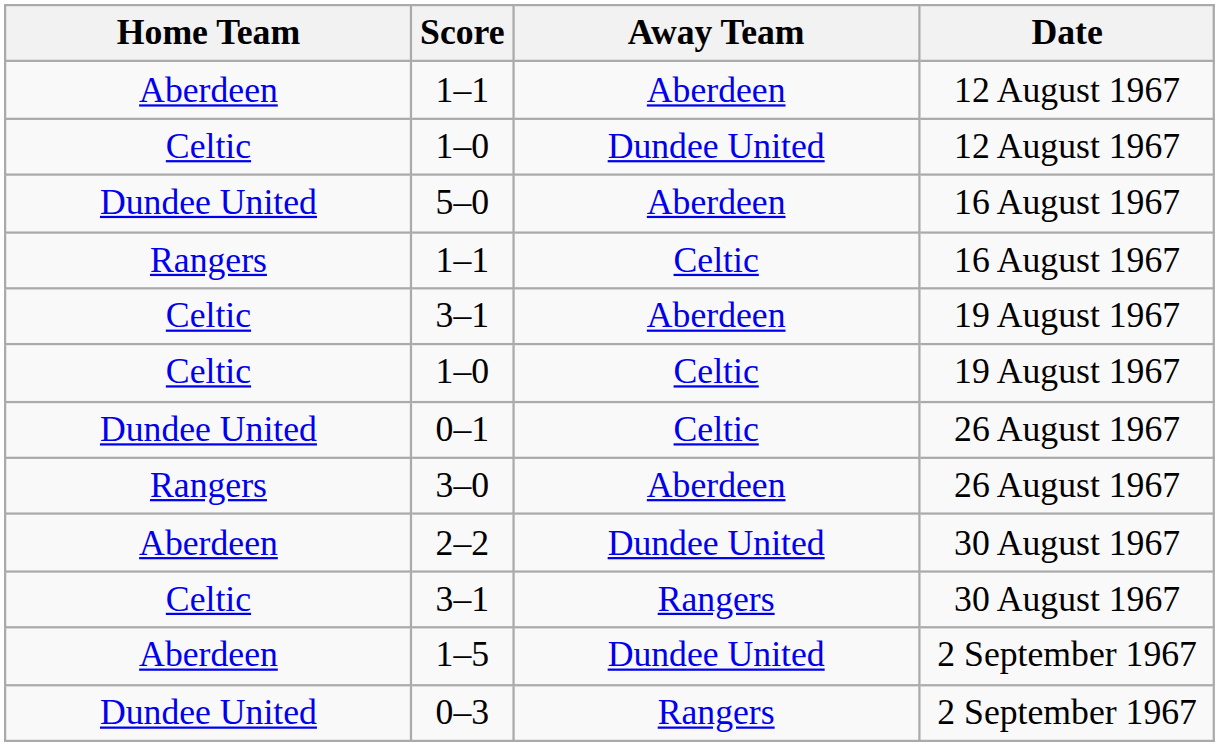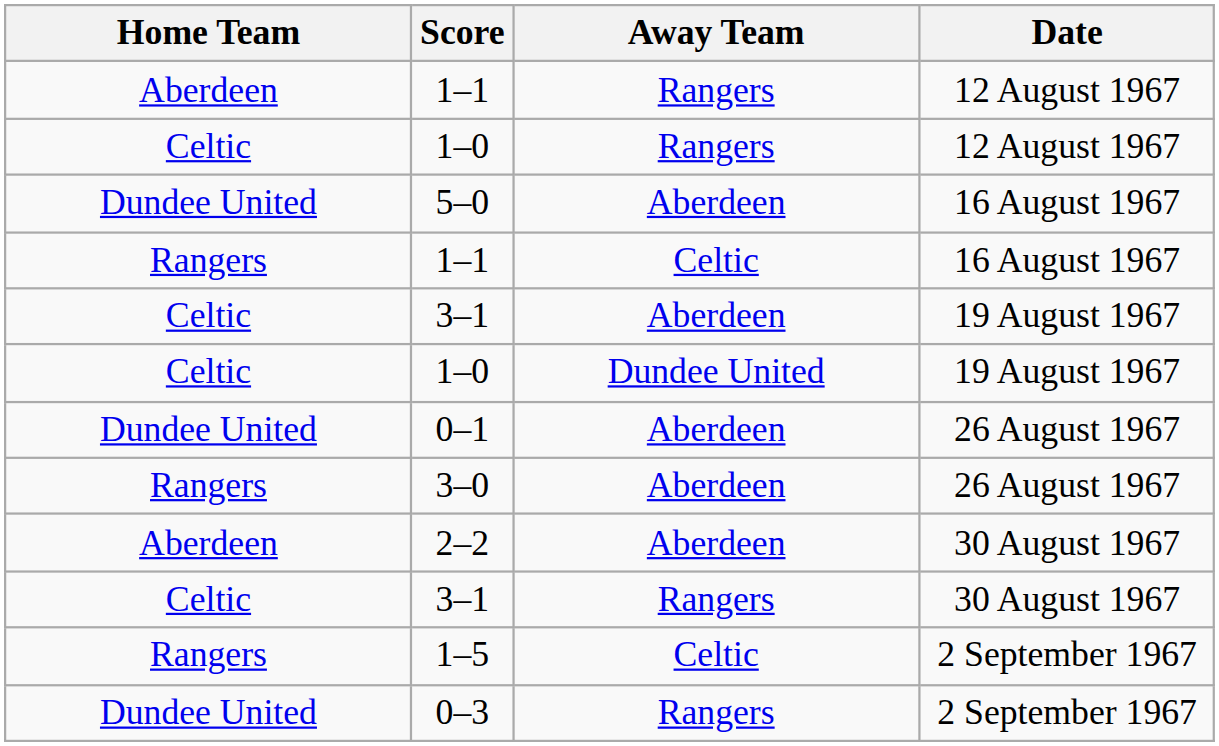(716, 89) Aberdeen -> (716, 89) Rangers
(716, 145) Dundee United -> (716, 145) Rangers
(716, 372) Celtic -> (716, 372) Dundee United
(716, 428) Celtic -> (716, 428) Aberdeen
(716, 542) Dundee United -> (716, 542) Aberdeen
(208, 655) Aberdeen -> (208, 655) Rangers
(716, 655) Dundee United -> (716, 655) Celtic
